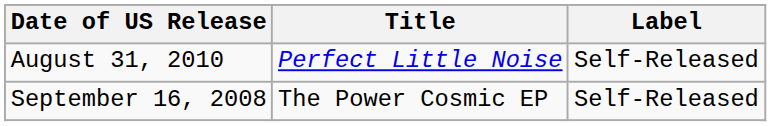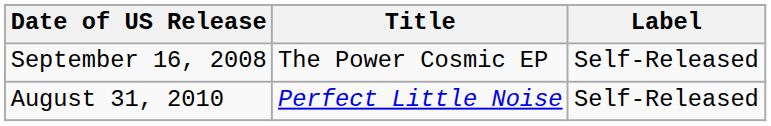rows swapped: (139, 101) <-> (117, 63)
